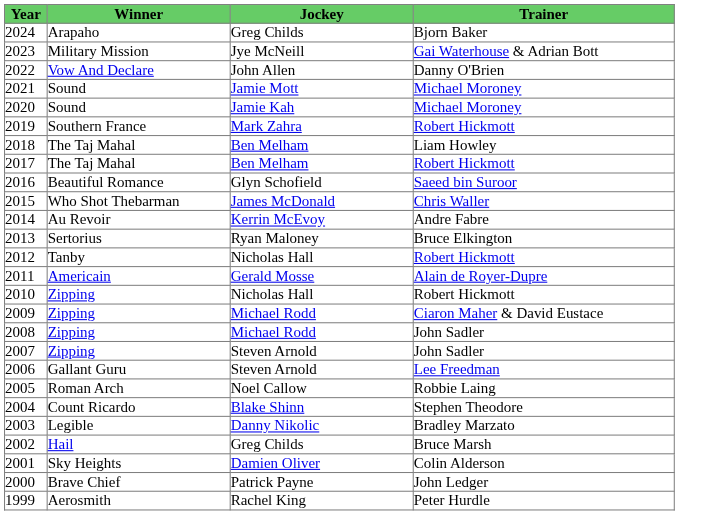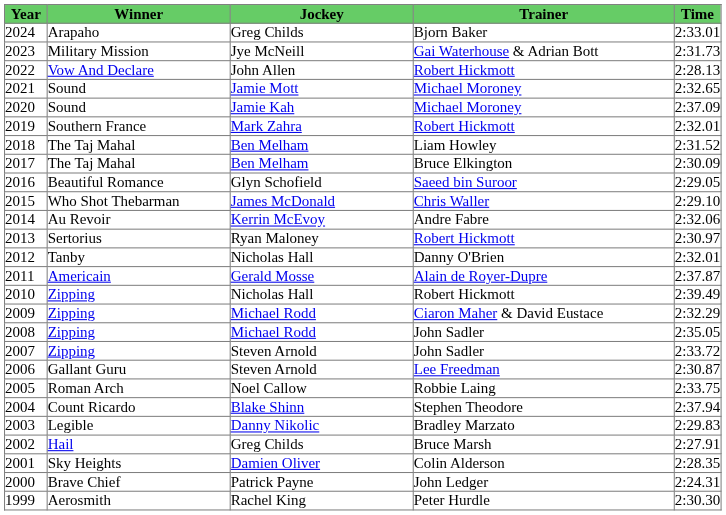+ column: (697, 13)
(459, 70) Danny O'Brien -> (464, 70) Robert Hickmott
(464, 163) Robert Hickmott -> (463, 163) Bruce Elkington
(463, 238) Bruce Elkington -> (464, 238) Robert Hickmott
(464, 257) Robert Hickmott -> (459, 257) Danny O'Brien
